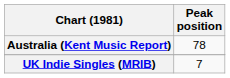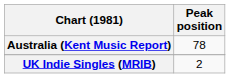(199, 63) 7 -> (199, 63) 2
